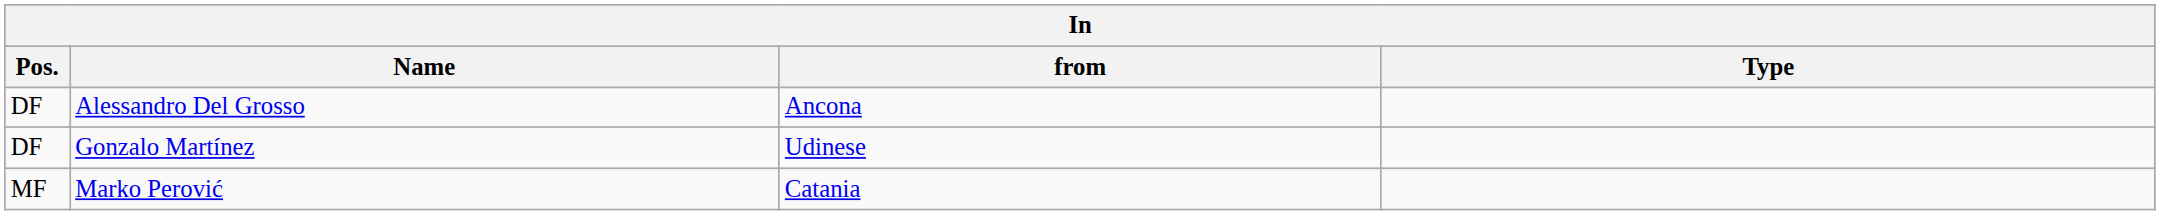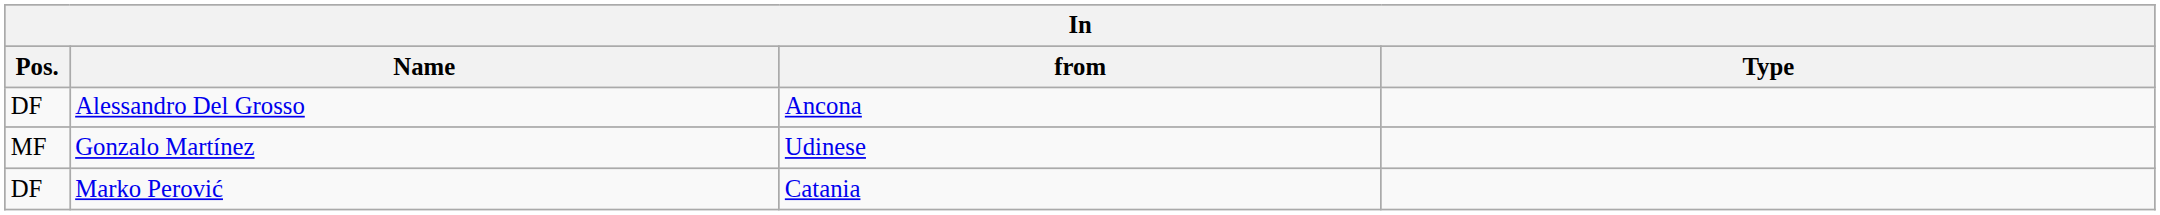(26, 147) DF -> (29, 147) MF
(29, 188) MF -> (26, 188) DF
